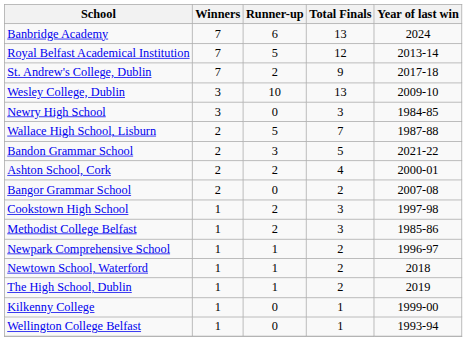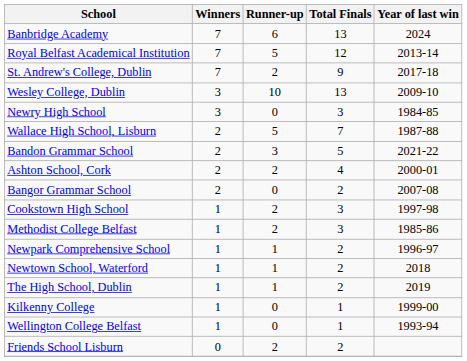+ row: (65, 346)
